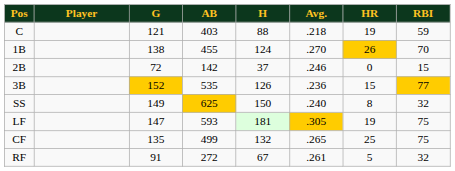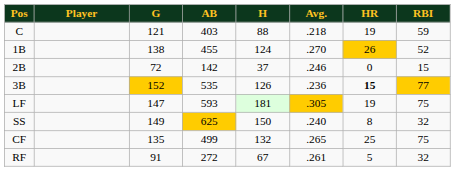(423, 49) 70 -> (423, 49) 52
(370, 85) normal -> (370, 85) bold
rows swapped: (19, 103) <-> (19, 121)
